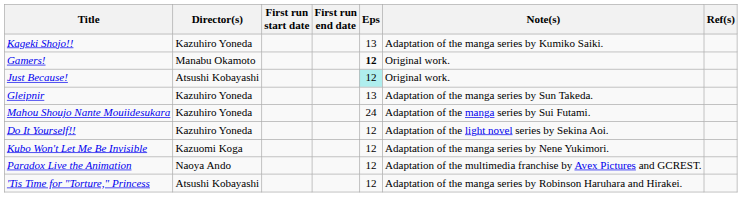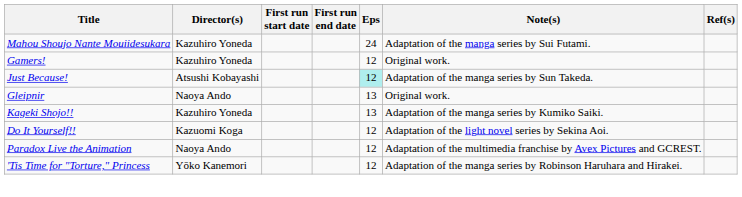rows swapped: (89, 113) <-> (40, 43)
(215, 60) Manabu Okamoto -> (214, 60) Kazuhiro Yoneda
(371, 60) bold -> (371, 60) normal
(417, 78) Original work. -> (489, 78) Adaptation of the manga series by Sun Takeda.
(214, 95) Kazuhiro Yoneda -> (203, 95) Naoya Ando
(489, 95) Adaptation of the manga series by Sun Takeda. -> (417, 95) Original work.
(214, 130) Kazuhiro Yoneda -> (209, 130) Kazuomi Koga
- row: (77, 148)
(217, 183) Atsushi Kobayashi -> (211, 165) Yōko Kanemori
